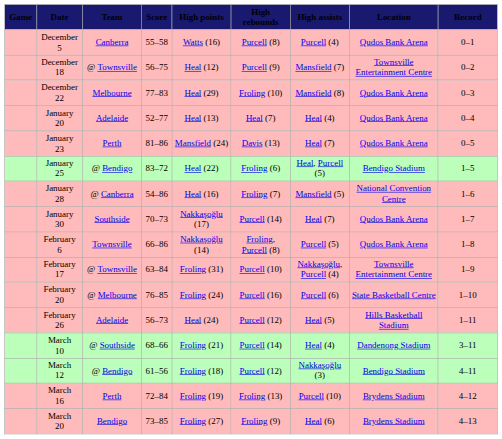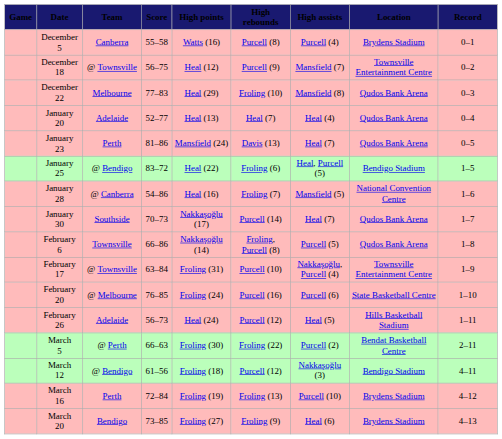(394, 42) Qudos Bank Arena -> (394, 42) Brydens Stadium
+ row: (60, 345)
- row: (60, 345)
